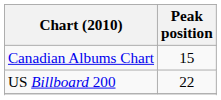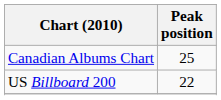(187, 57) 15 -> (187, 57) 25
